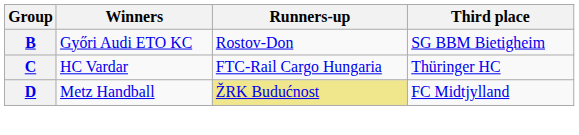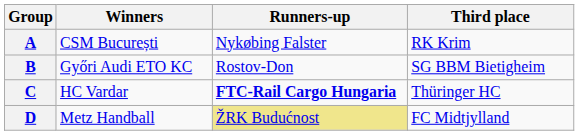+ row: (30, 42)
(299, 67) normal -> (306, 92) bold
